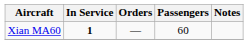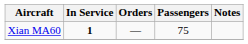(183, 30) 60 -> (183, 30) 75
